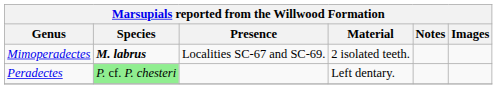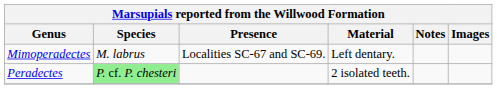(121, 53) bold -> (120, 53) normal
(371, 53) 2 isolated teeth. -> (363, 53) Left dentary.
(363, 73) Left dentary. -> (371, 73) 2 isolated teeth.
